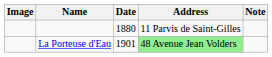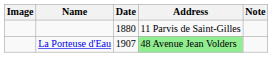(126, 44) 1901 -> (126, 44) 1907
